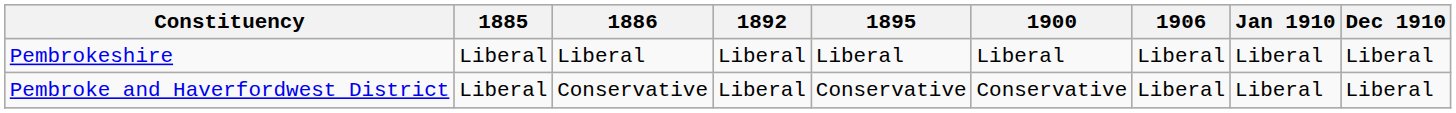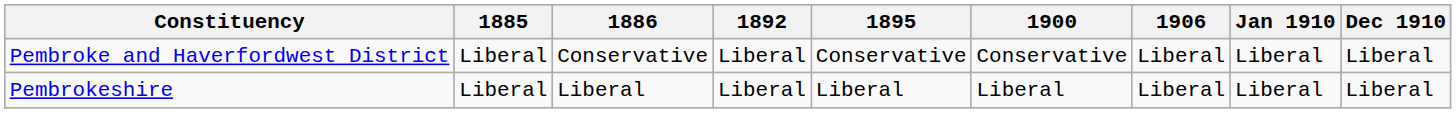rows swapped: (230, 90) <-> (91, 56)
